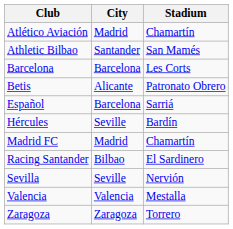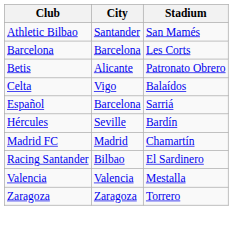- row: (47, 31)
+ row: (19, 86)
- row: (23, 178)
